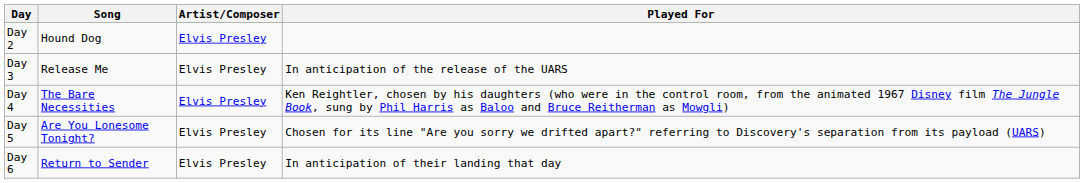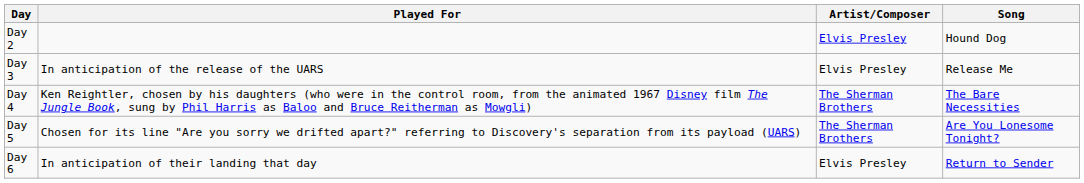columns swapped: (107, 14) <-> (681, 14)
(223, 100) Elvis Presley -> (856, 100) The Sherman Brothers
(223, 132) Elvis Presley -> (856, 132) The Sherman Brothers
